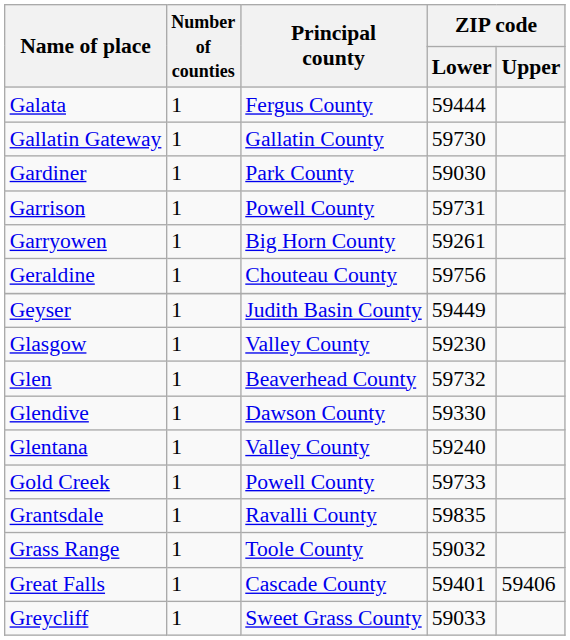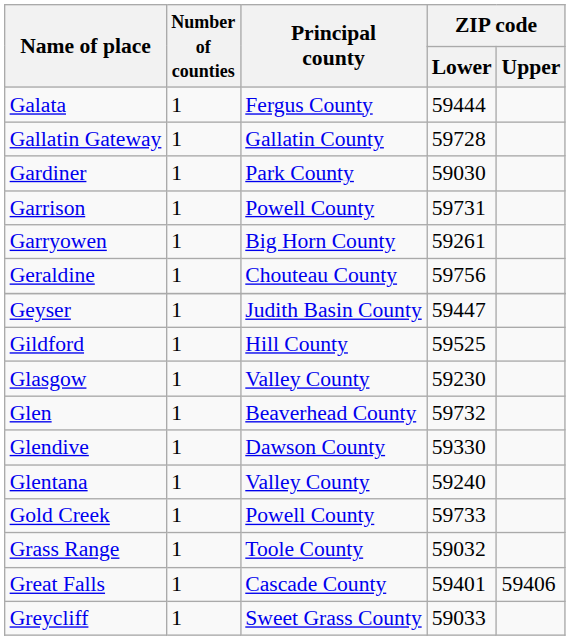(459, 138) 59730 -> (459, 138) 59728
(459, 310) 59449 -> (459, 310) 59447
+ row: (47, 344)
- row: (56, 515)
